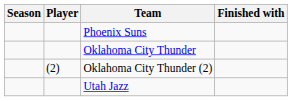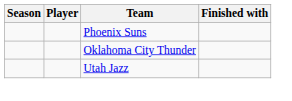- row: (148, 68)
